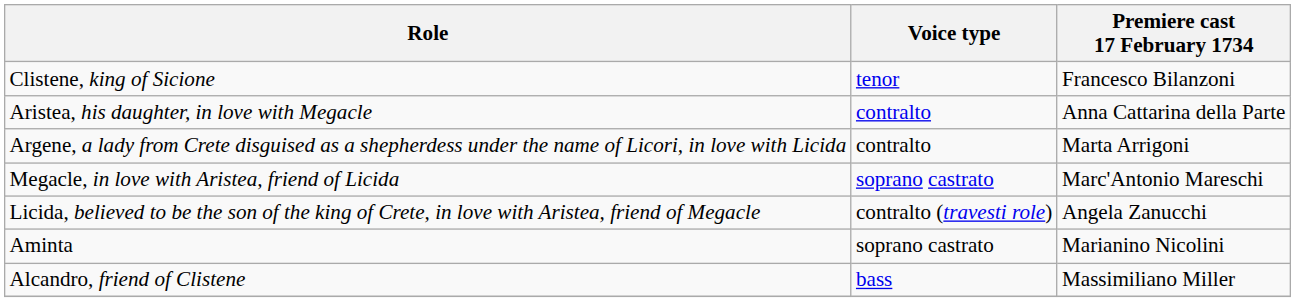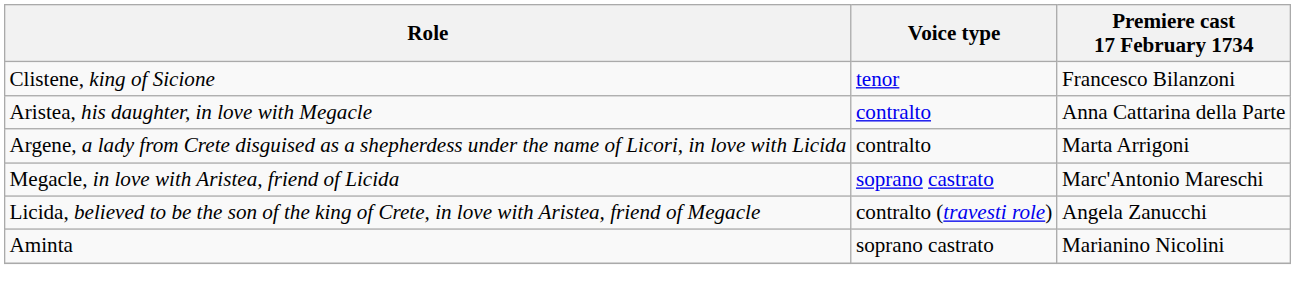- row: (127, 279)
